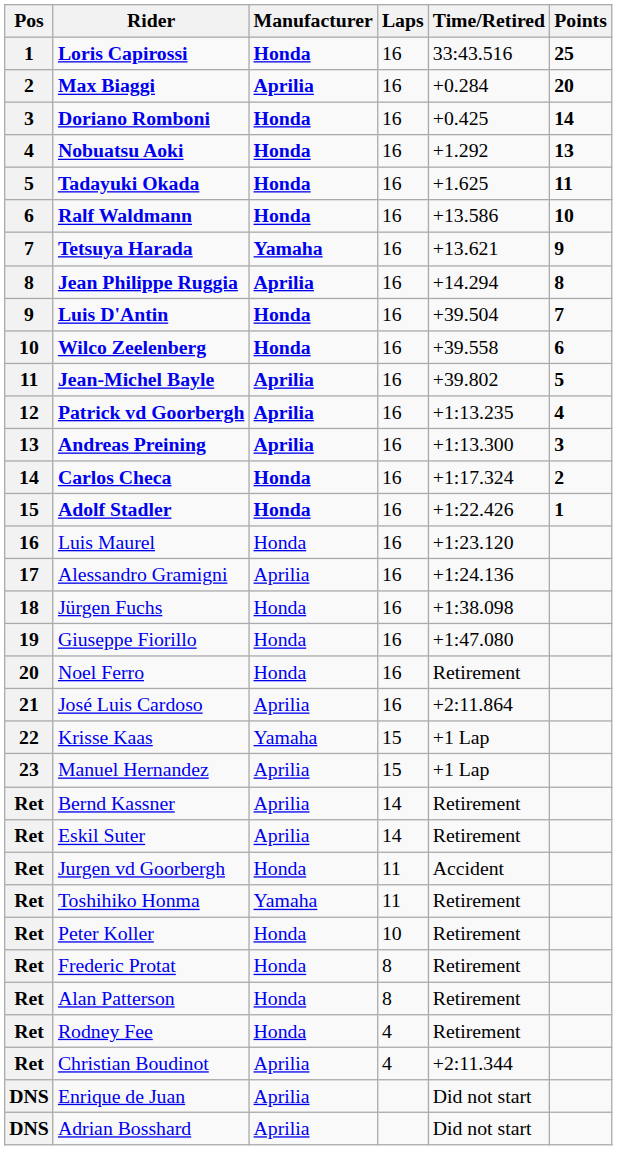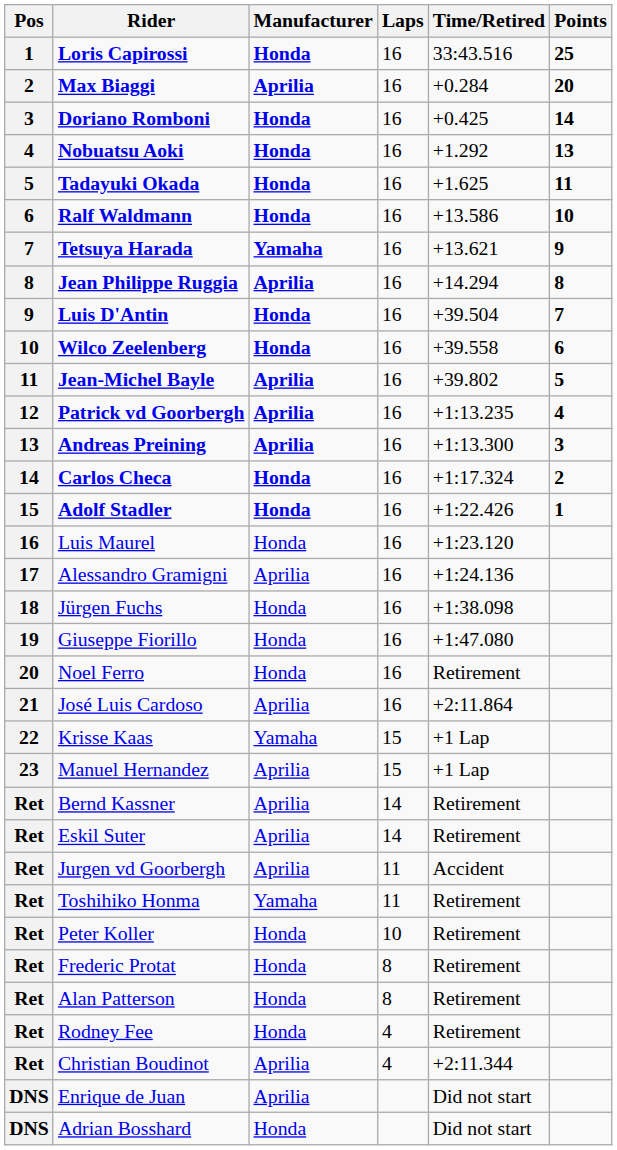(280, 868) Honda -> (282, 868) Aprilia
(282, 1128) Aprilia -> (280, 1128) Honda
